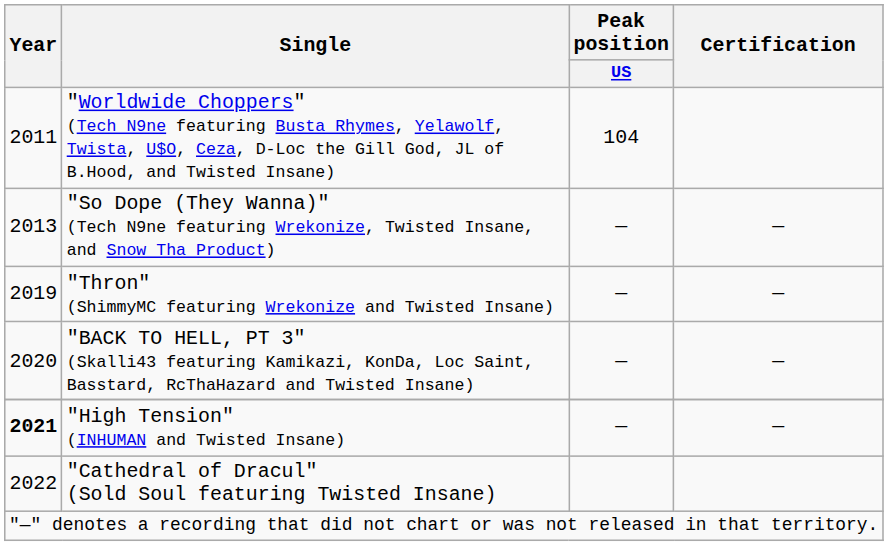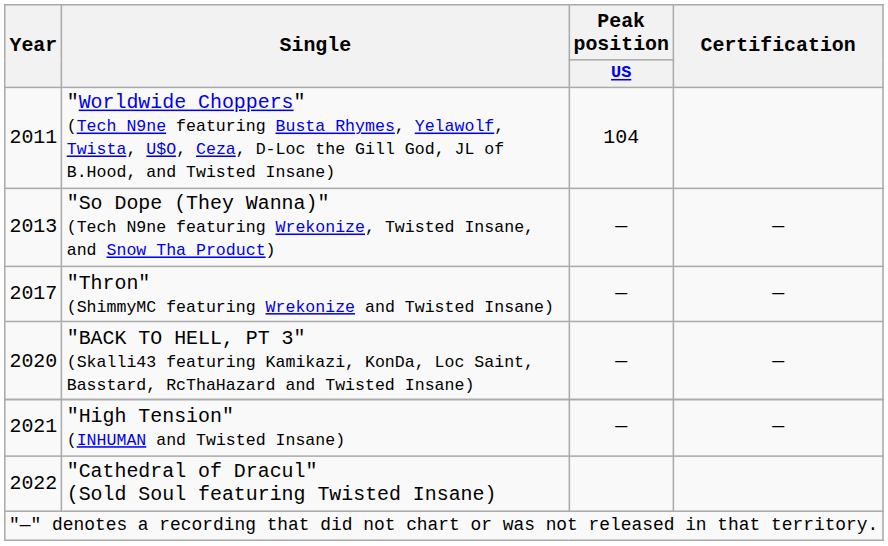(33, 294) 2019 -> (33, 294) 2017
(33, 428) bold -> (33, 428) normal
